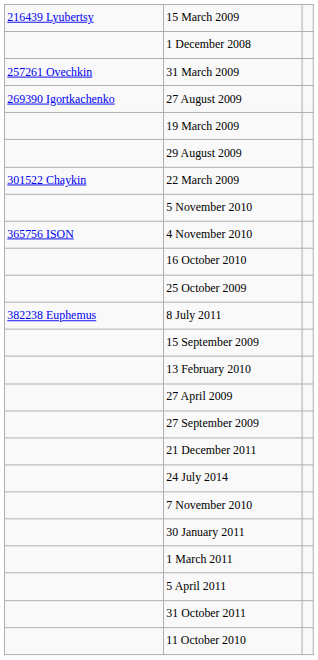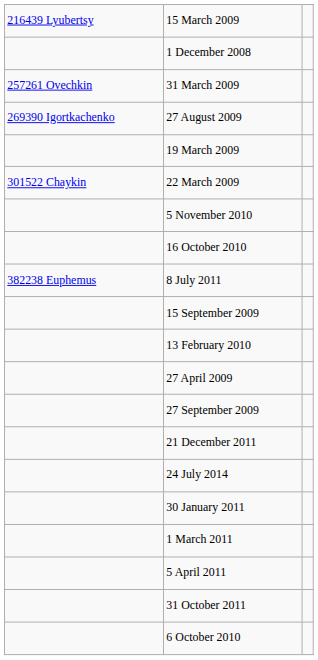- row: (204, 153)
- row: (209, 234)
- row: (206, 288)
- row: (209, 505)
+ row: (203, 638)
- row: (206, 640)
